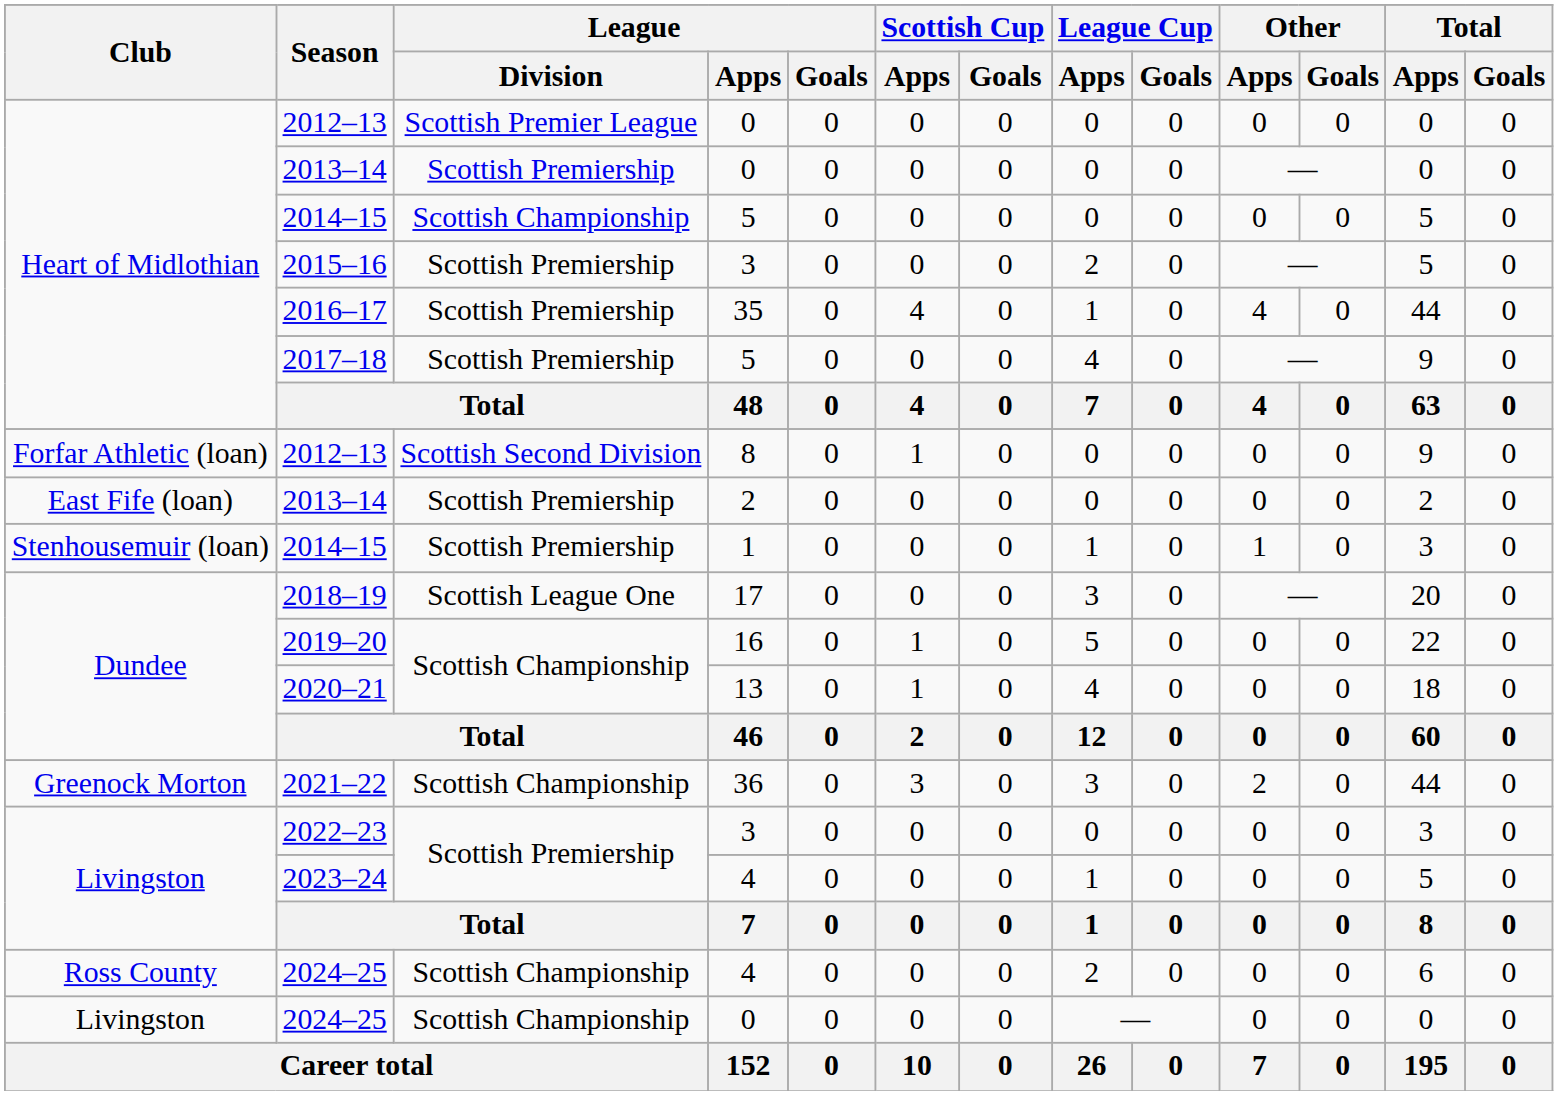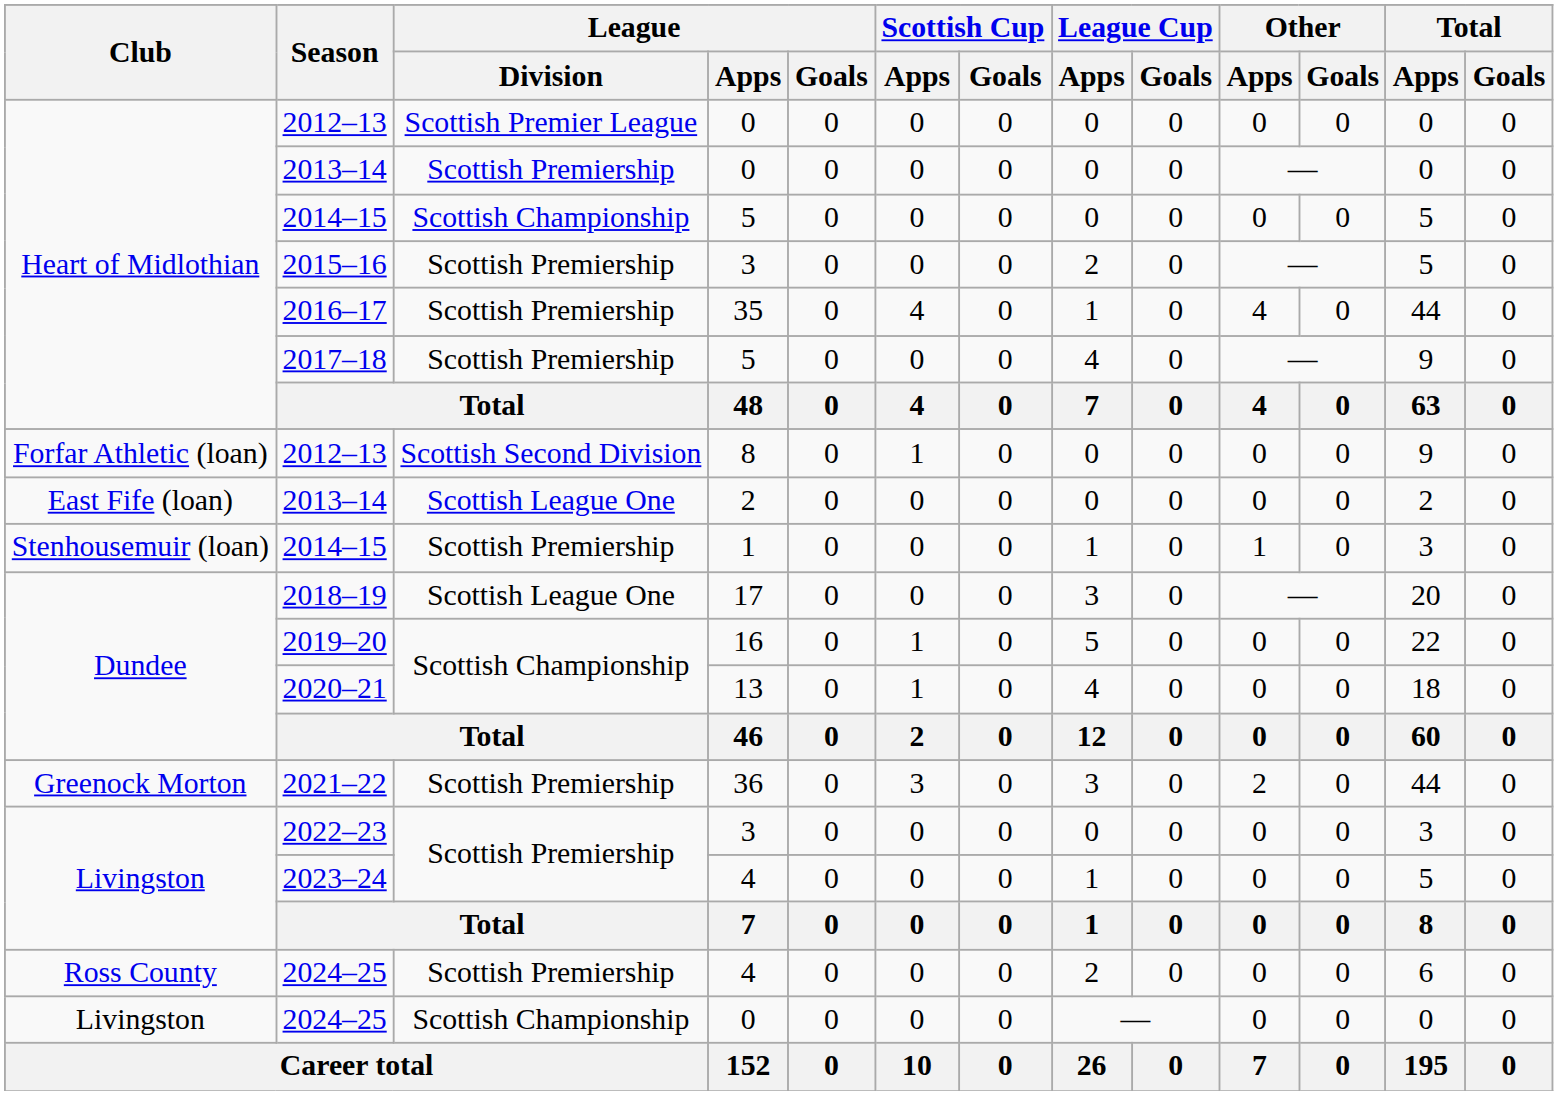(551, 500) Scottish Premiership -> (551, 500) Scottish League One
(551, 783) Scottish Championship -> (551, 783) Scottish Premiership
(551, 972) Scottish Championship -> (551, 972) Scottish Premiership
